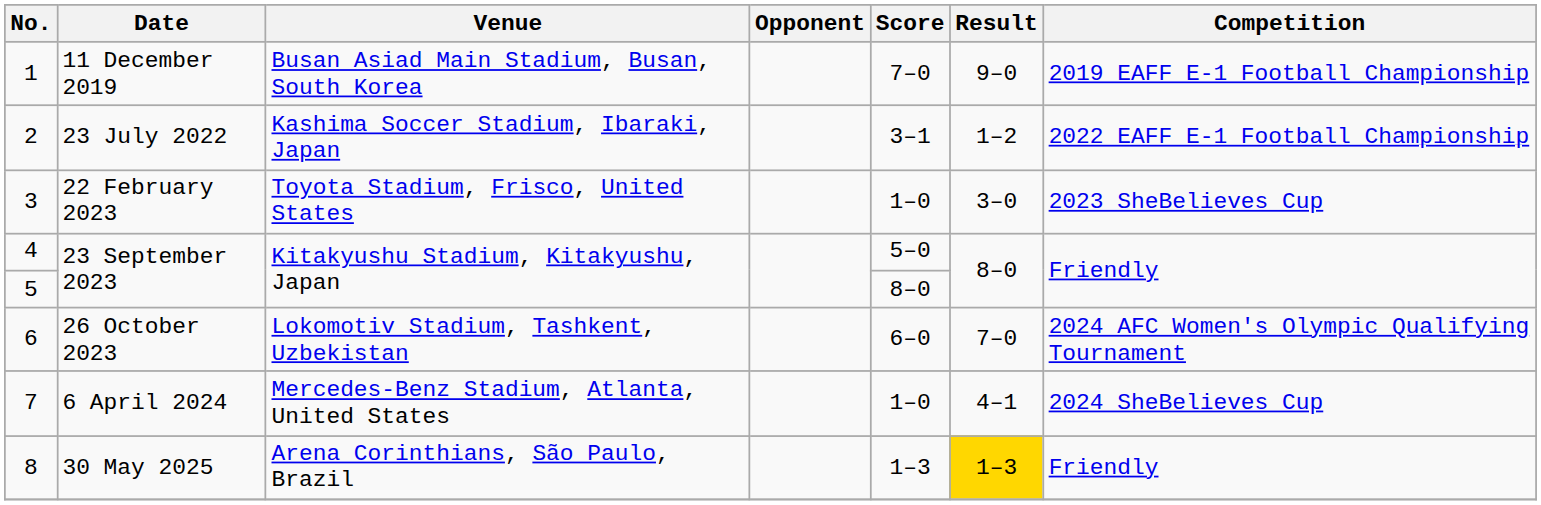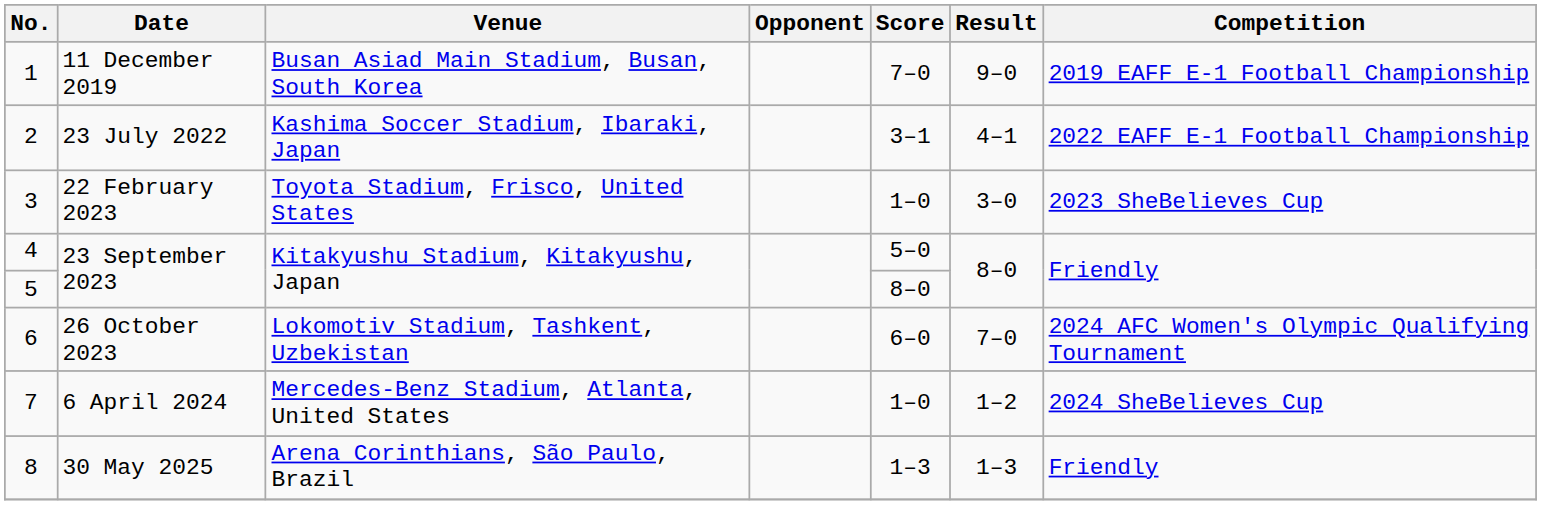(997, 138) 1–2 -> (997, 138) 4–1
(997, 403) 4–1 -> (997, 403) 1–2
(997, 467) gold background -> (997, 467) no background
